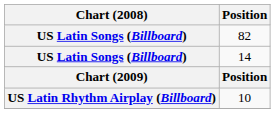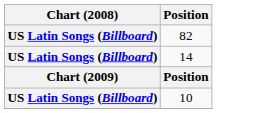(112, 98) US Latin Rhythm Airplay (Billboard) -> (82, 98) US Latin Songs (Billboard)
